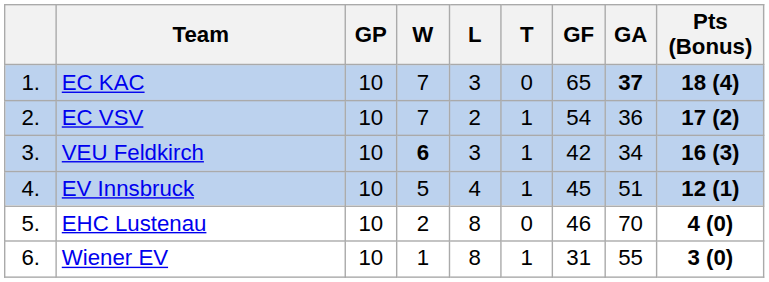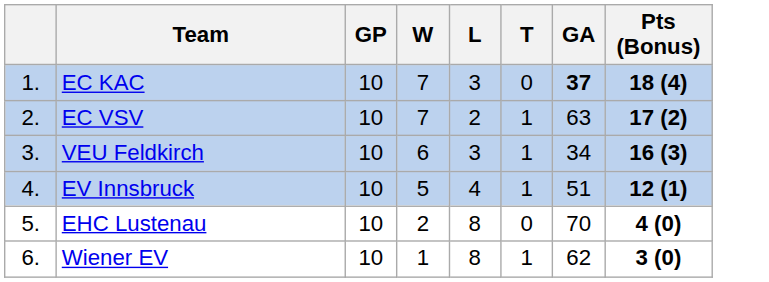- column: (579, 34)
(631, 117) 36 -> (579, 117) 63
(423, 152) bold -> (423, 152) normal
(631, 258) 55 -> (579, 258) 62
